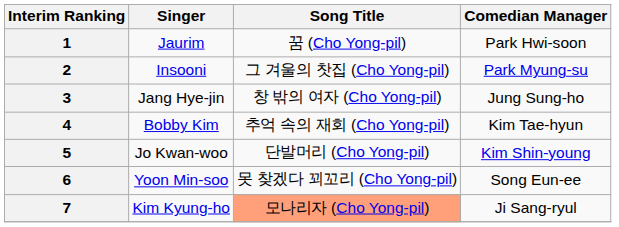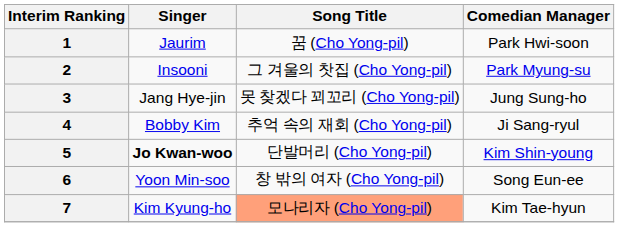(347, 97) 창 밖의 여자 (Cho Yong-pil) -> (350, 97) 못 찾겠다 꾀꼬리 (Cho Yong-pil)
(536, 125) Kim Tae-hyun -> (538, 125) Ji Sang-ryul
(181, 152) normal -> (183, 152) bold
(347, 180) 못 찾겠다 꾀꼬리 (Cho Yong-pil) -> (350, 180) 창 밖의 여자 (Cho Yong-pil)
(536, 208) Ji Sang-ryul -> (538, 208) Kim Tae-hyun
